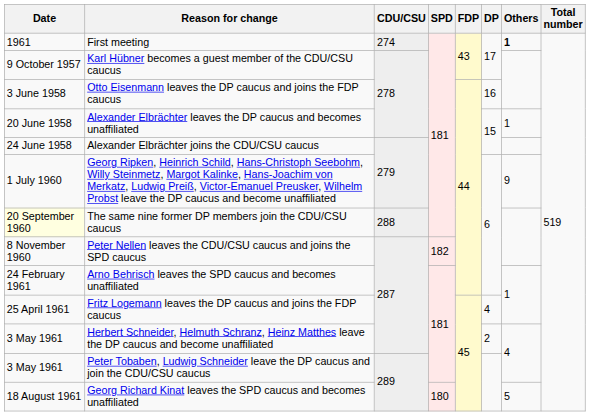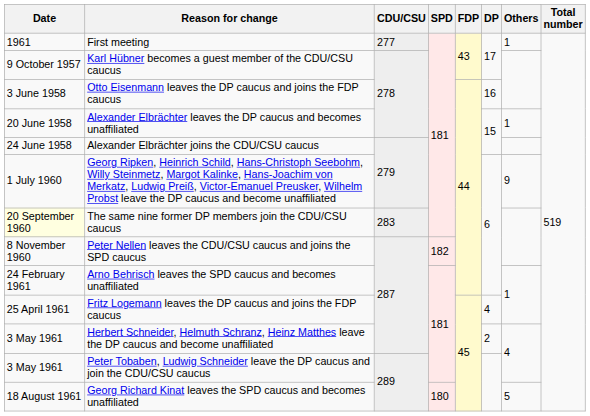(386, 42) 274 -> (386, 42) 277
(507, 42) bold -> (507, 42) normal
(386, 222) 288 -> (386, 222) 283
